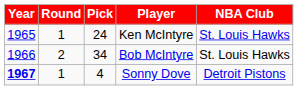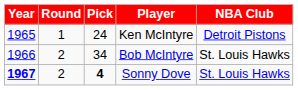(245, 34) St. Louis Hawks -> (245, 34) Detroit Pistons
(61, 74) 1 -> (61, 74) 2
(100, 74) normal -> (100, 74) bold
(245, 74) Detroit Pistons -> (245, 74) St. Louis Hawks
